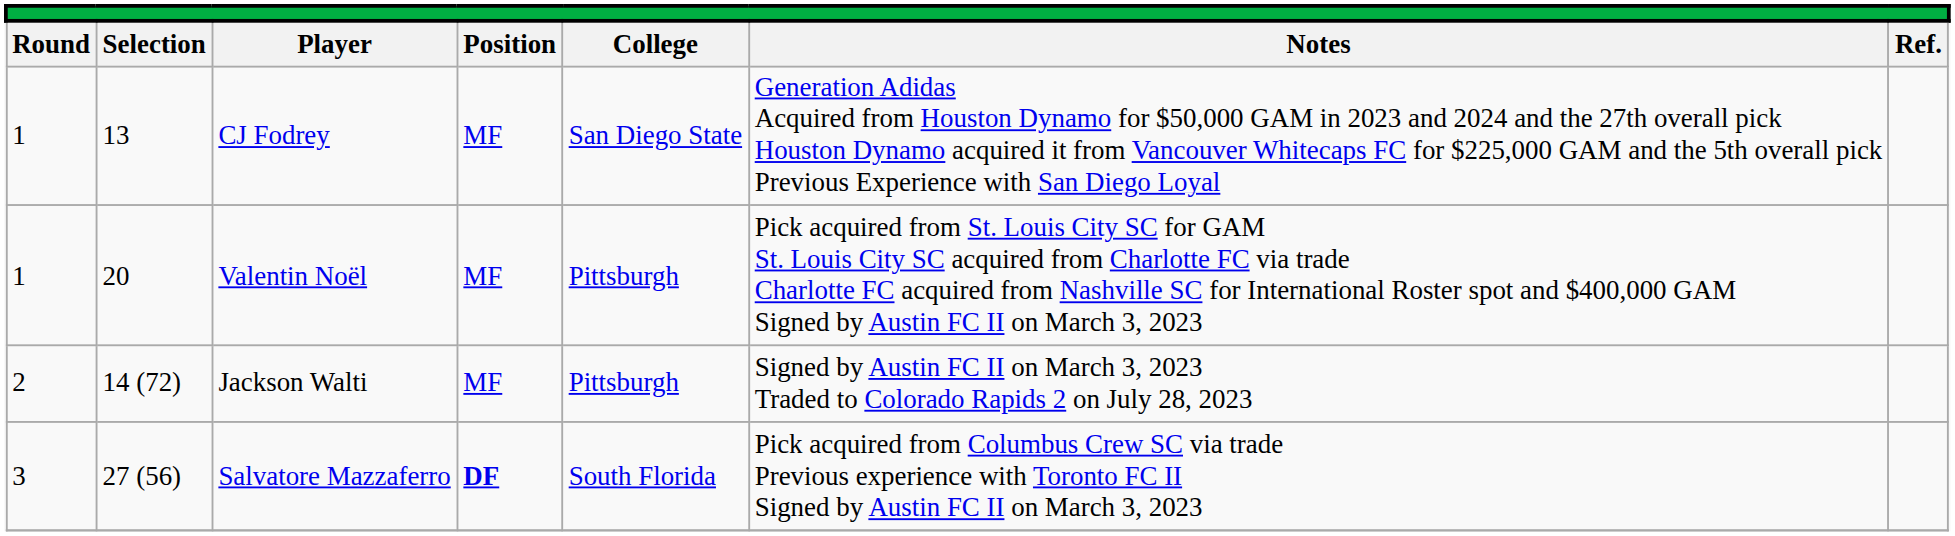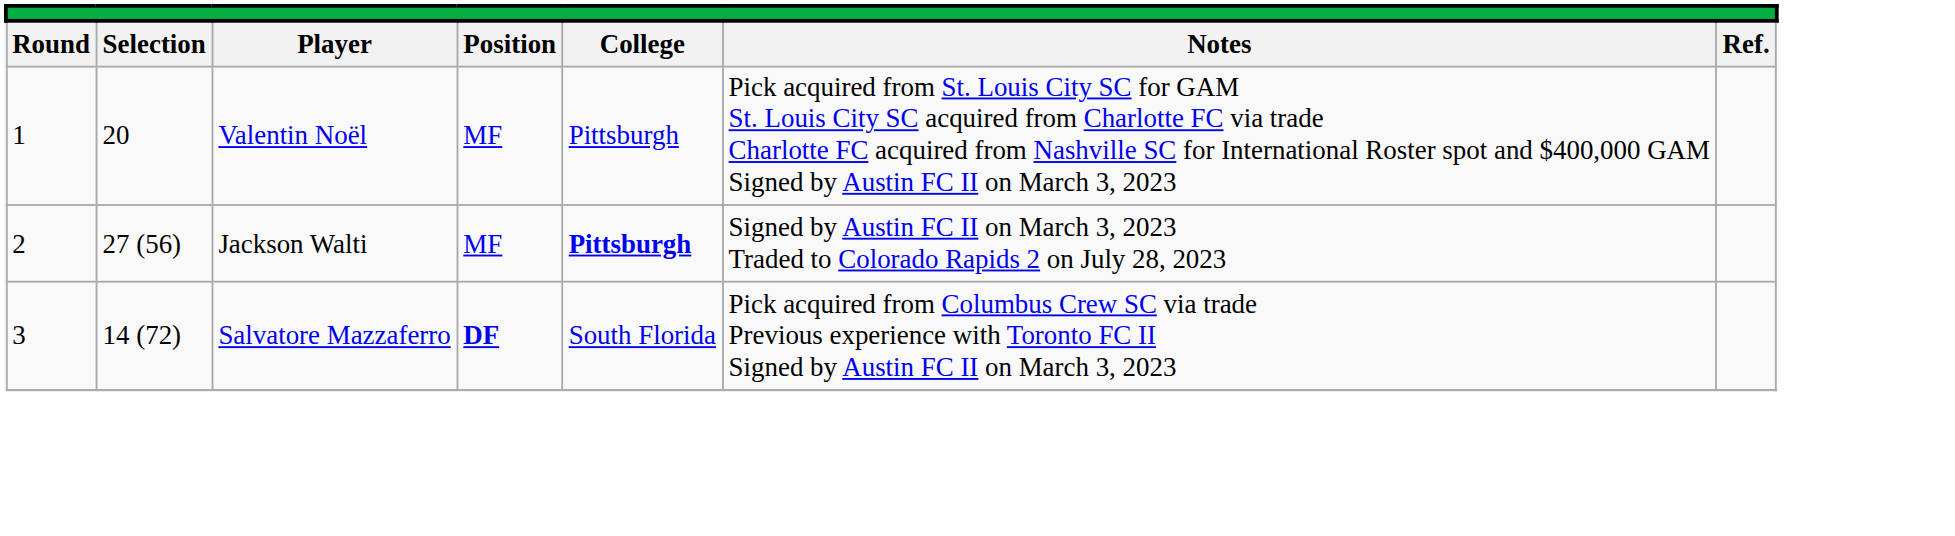- row: (274, 135)
(142, 383) 14 (72) -> (142, 243) 27 (56)
(624, 383) normal -> (630, 243) bold
(142, 475) 27 (56) -> (142, 335) 14 (72)
